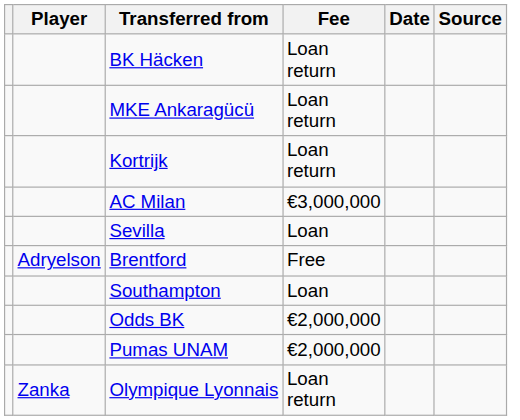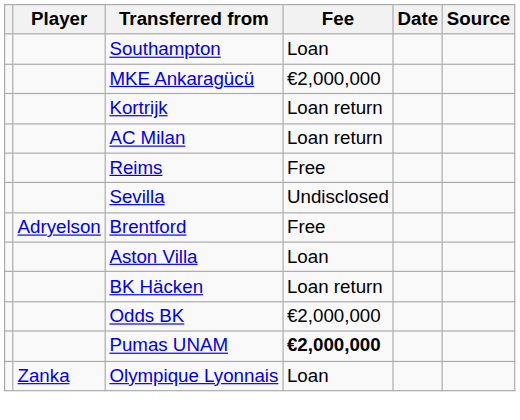rows swapped: (156, 59) <-> (165, 290)
(311, 110) Loan return -> (334, 78) €2,000,000
(334, 201) €3,000,000 -> (335, 138) Loan return
+ row: (136, 167)
(308, 230) Loan -> (338, 197) Undisclosed
+ row: (153, 256)
(334, 349) normal -> (334, 345) bold
(311, 389) Loan return -> (308, 375) Loan
